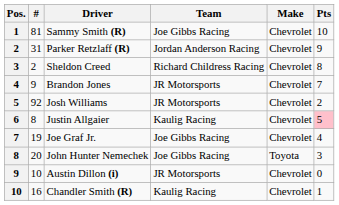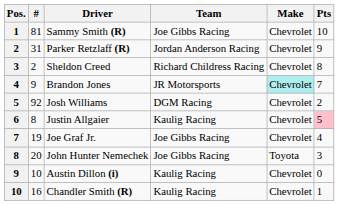(290, 84) no background -> (290, 84) paleturquoise background
(187, 102) JR Motorsports -> (183, 102) DGM Racing
(187, 173) JR Motorsports -> (185, 173) Kaulig Racing
